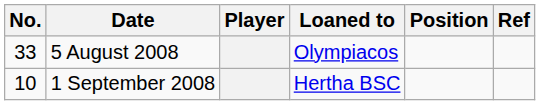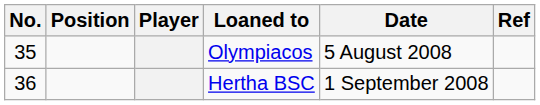columns swapped: (449, 20) <-> (133, 20)
(25, 52) 33 -> (25, 52) 35
(25, 83) 10 -> (25, 83) 36
